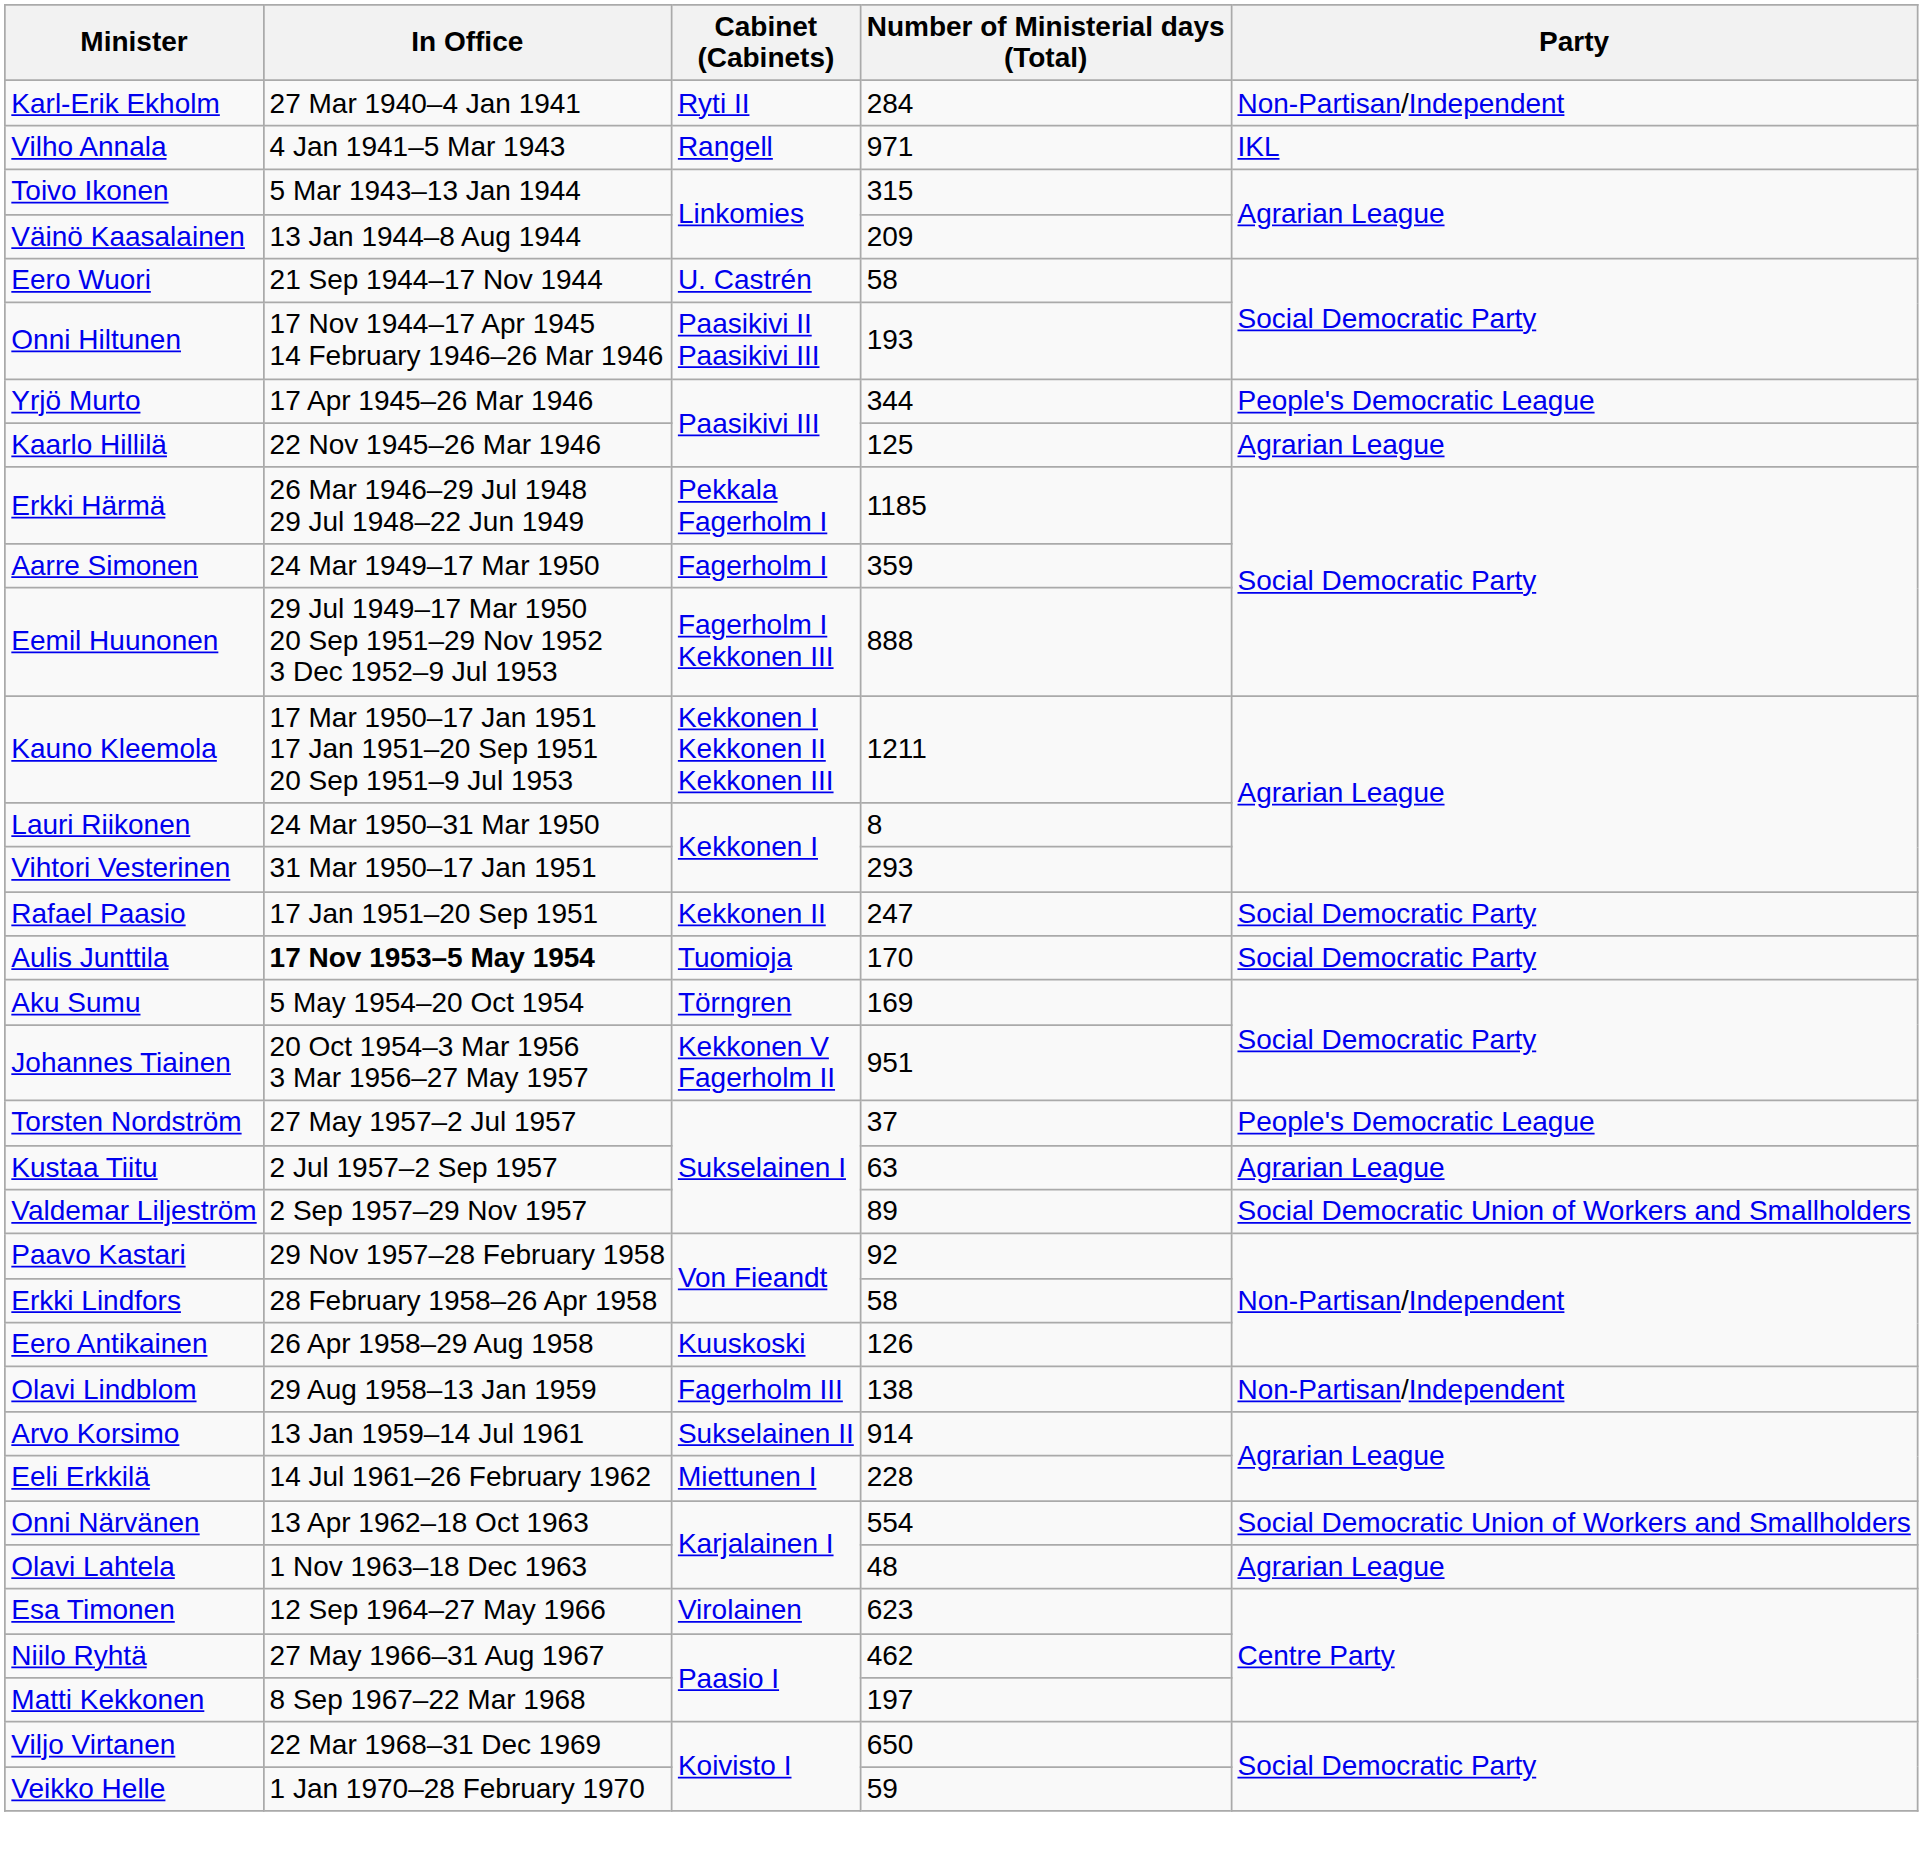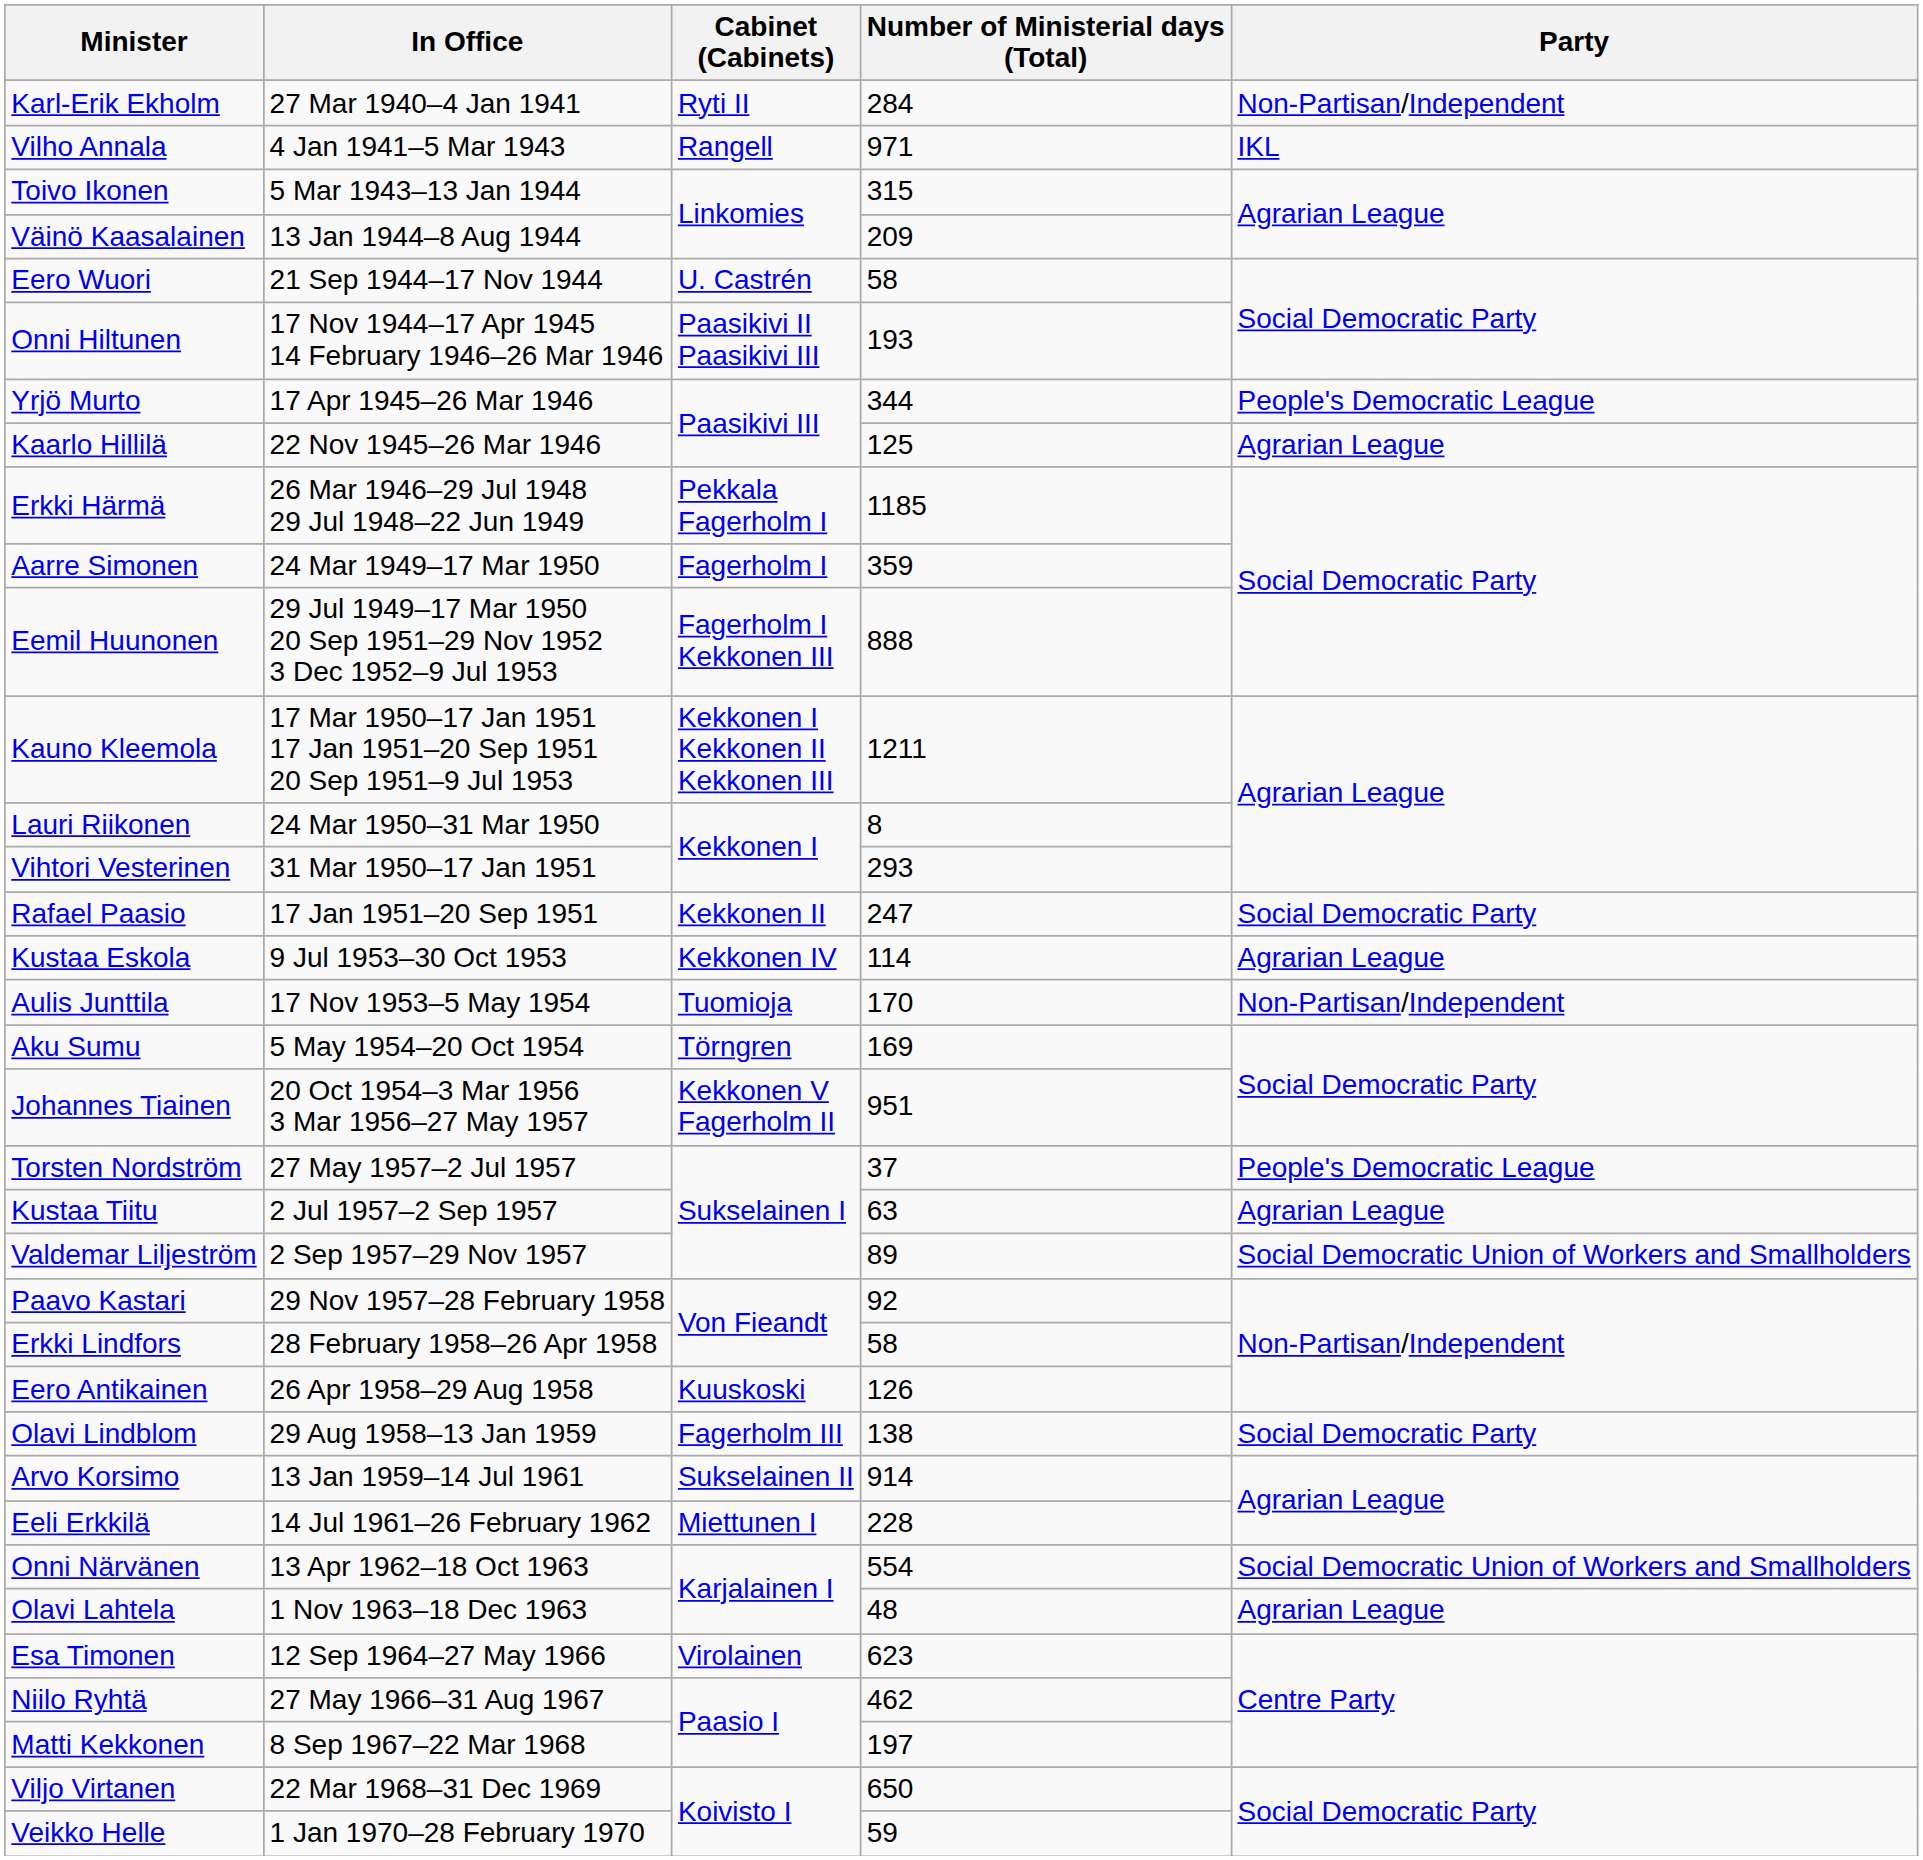+ row: (101, 957)
(432, 957) bold -> (430, 1002) normal
(1387, 957) Social Democratic Party -> (1401, 1002) Non-Partisan/Independent
(1401, 1388) Non-Partisan/Independent -> (1387, 1433) Social Democratic Party
